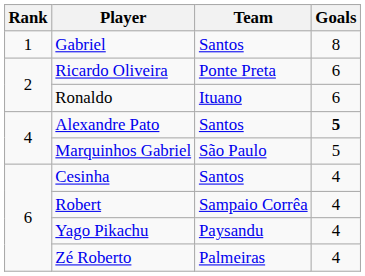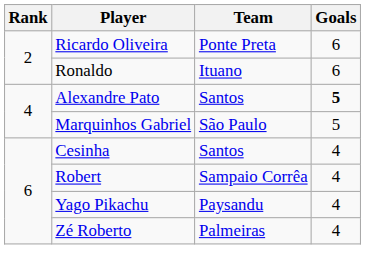- row: (81, 44)
